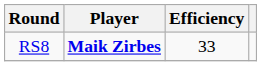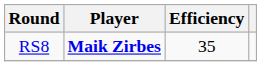(207, 46) 33 -> (207, 46) 35
